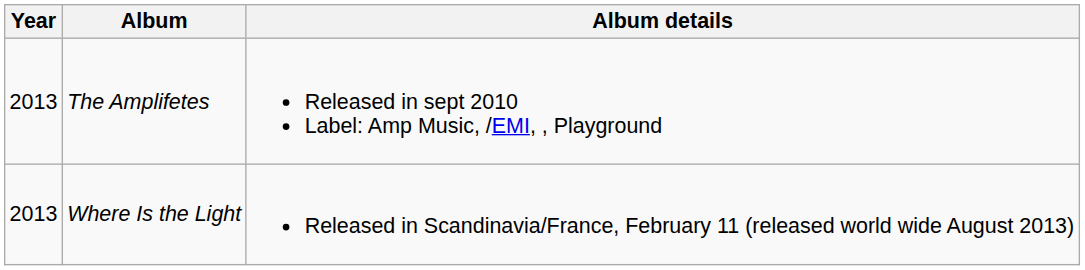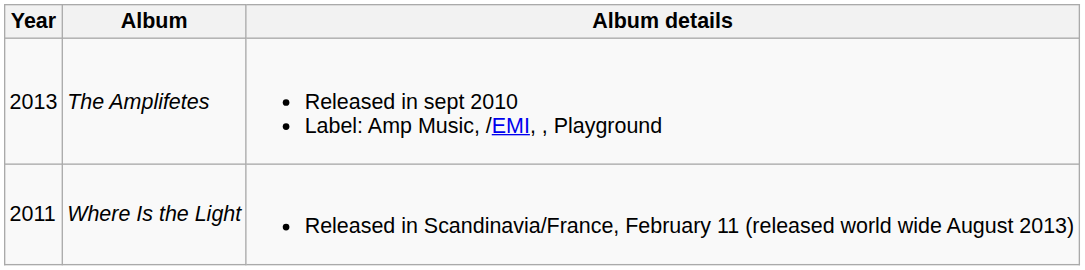(33, 214) 2013 -> (33, 214) 2011
